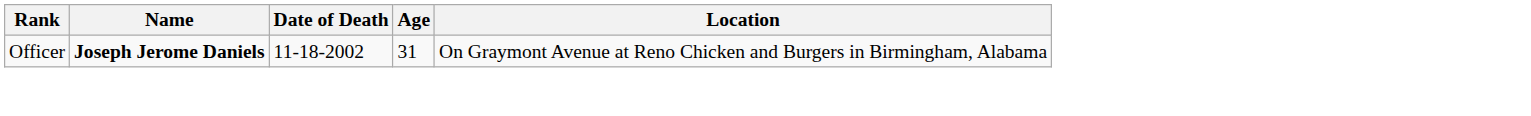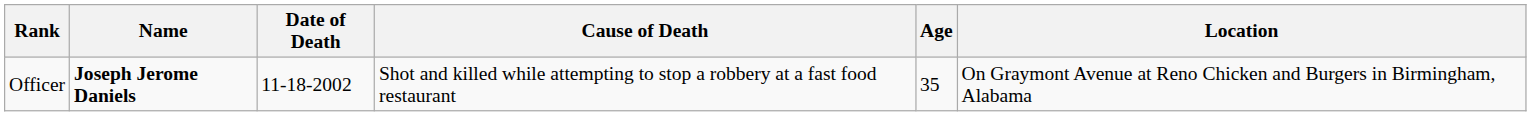+ column: (645, 30)
(407, 50) 31 -> (930, 83) 35
